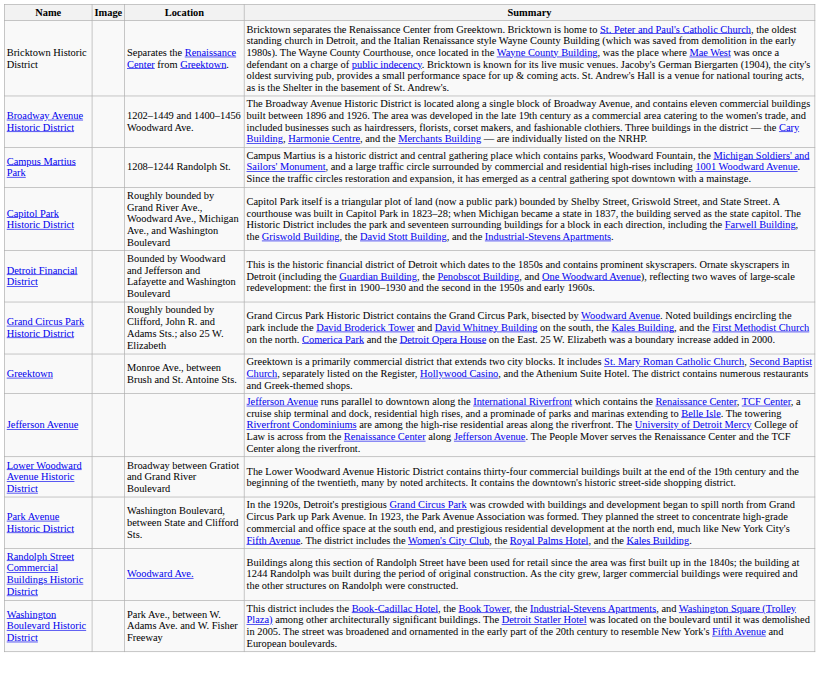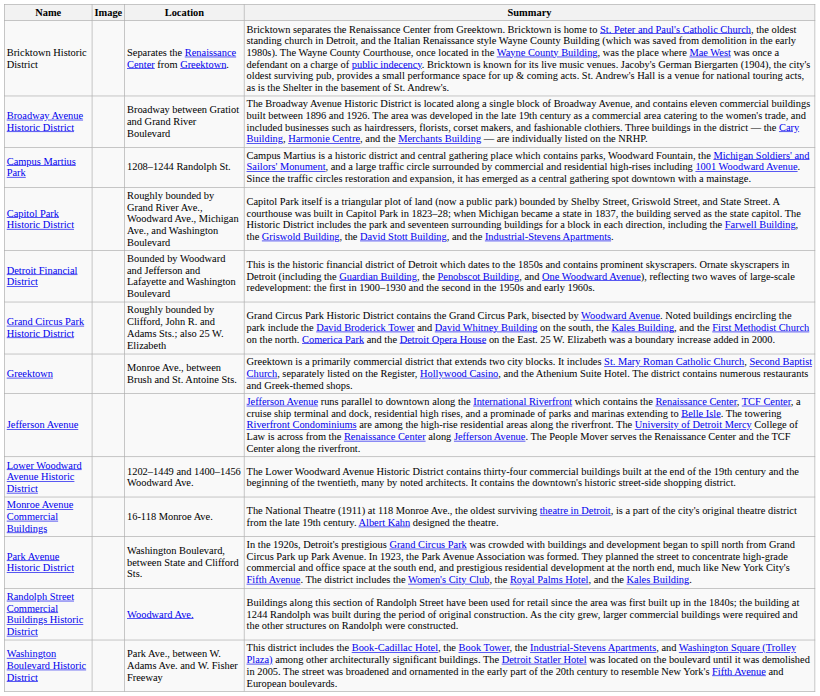(184, 121) 1202–1449 and 1400–1456 Woodward Ave. -> (183, 121) Broadway between Gratiot and Grand River Boulevard
(183, 477) Broadway between Gratiot and Grand River Boulevard -> (184, 477) 1202–1449 and 1400–1456 Woodward Ave.
+ row: (40, 516)
